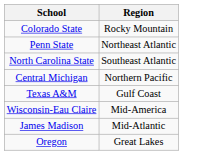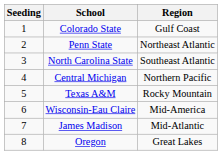+ column: (24, 12)
(139, 28) Rocky Mountain -> (177, 28) Gulf Coast
(139, 93) Gulf Coast -> (177, 93) Rocky Mountain
